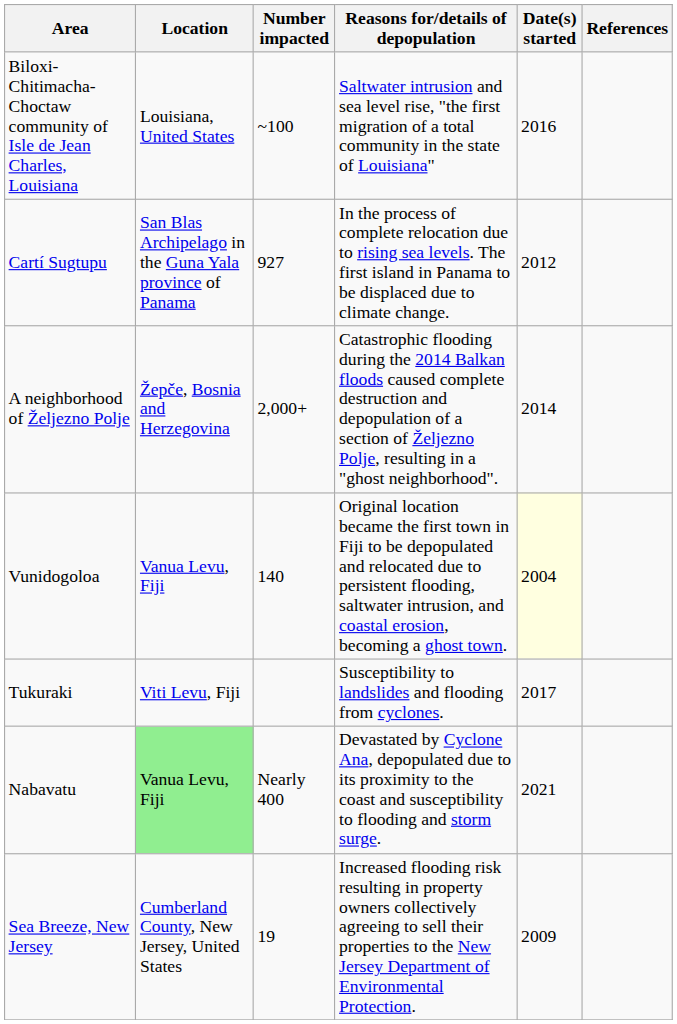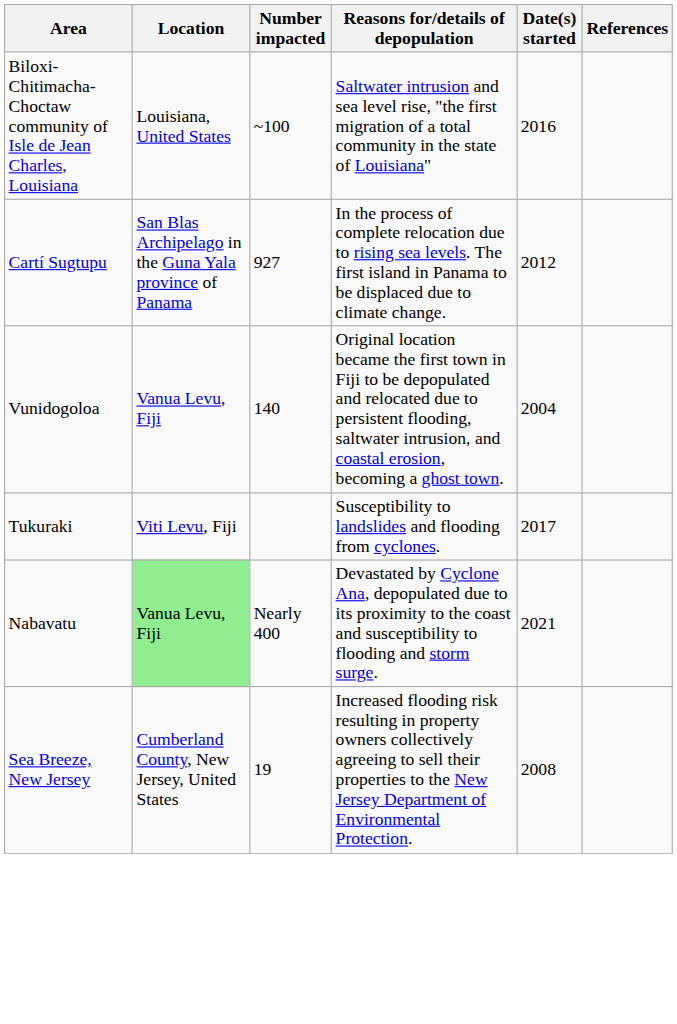- row: (69, 409)
(539, 575) lightyellow background -> (538, 409) no background
(539, 936) 2009 -> (538, 770) 2008
